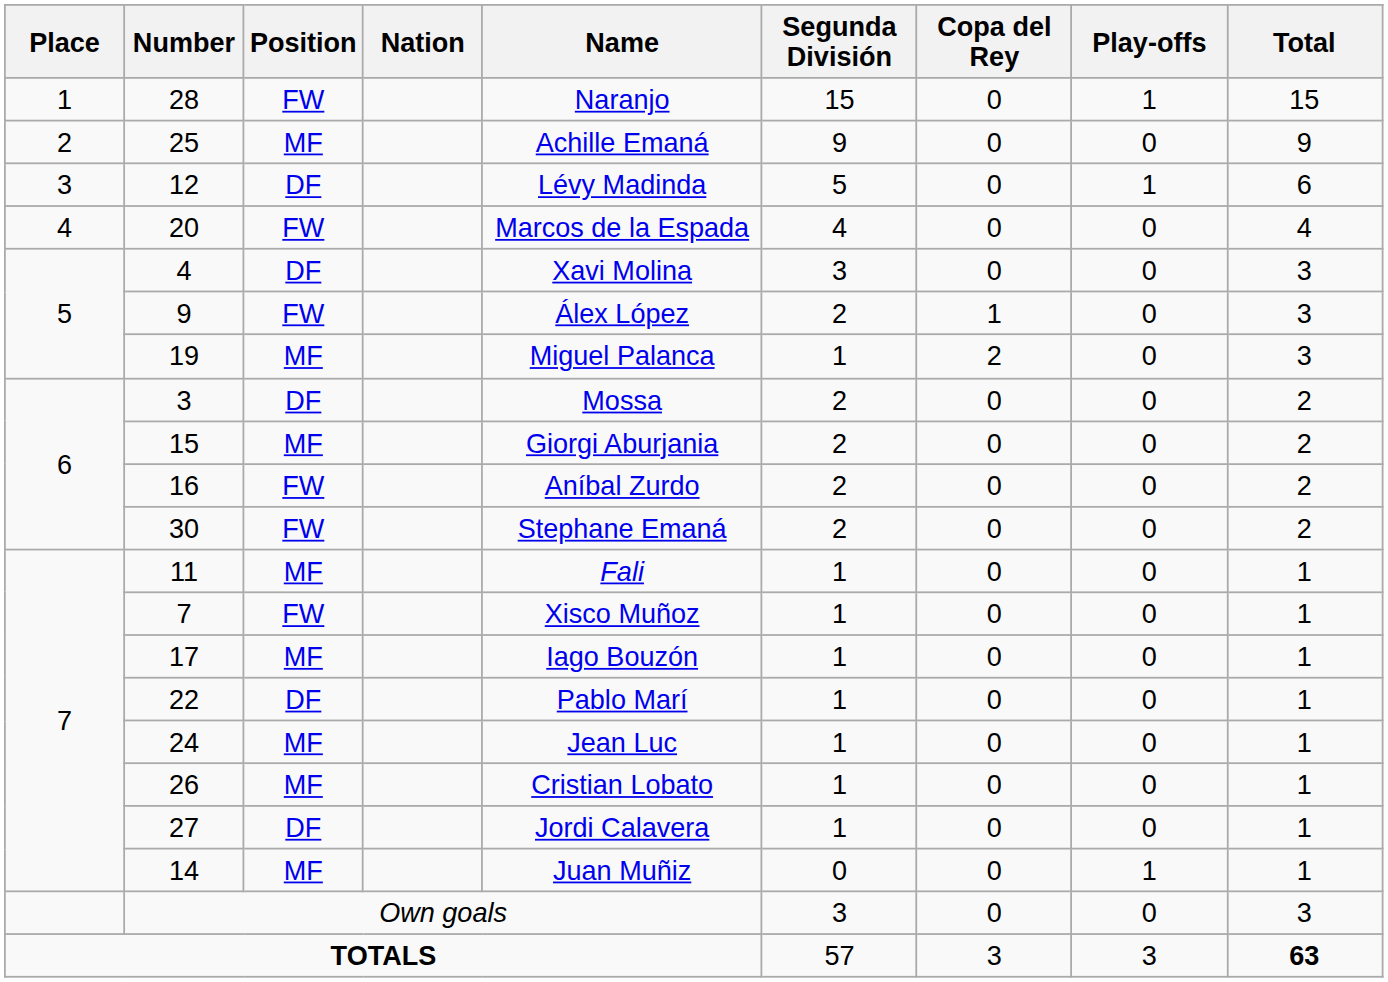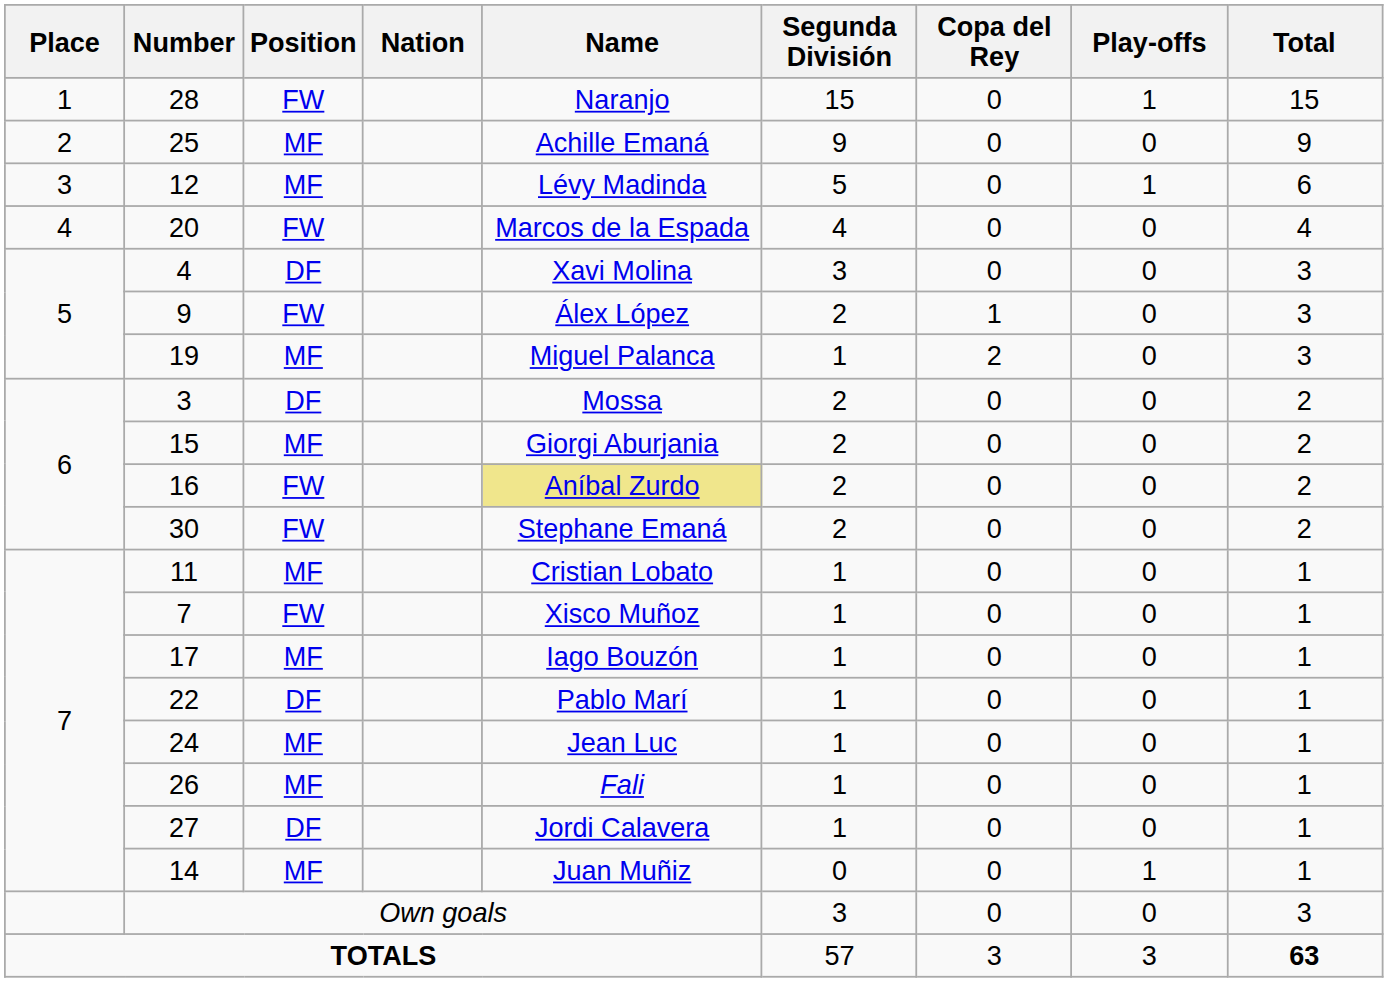(303, 185) DF -> (303, 185) MF
(622, 485) no background -> (622, 485) khaki background
(622, 571) Fali -> (622, 571) Cristian Lobato
(622, 785) Cristian Lobato -> (622, 785) Fali
